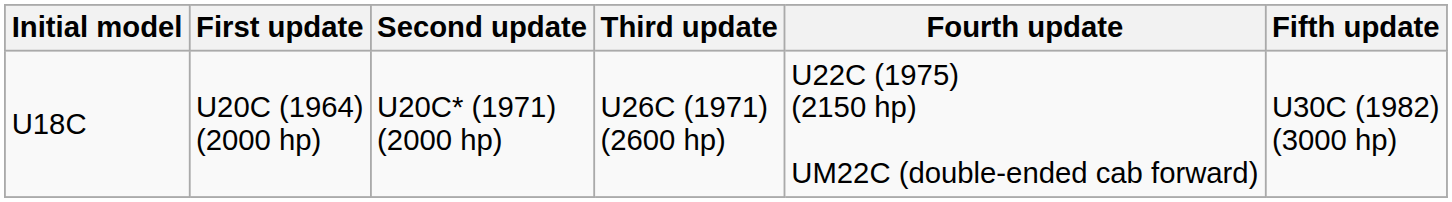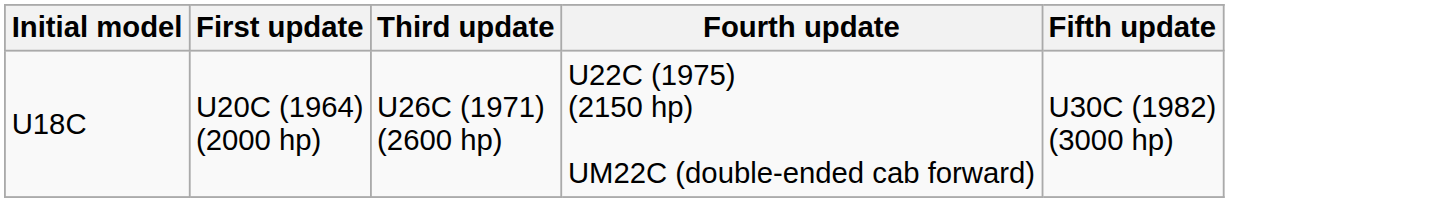- column: (482, 27)
